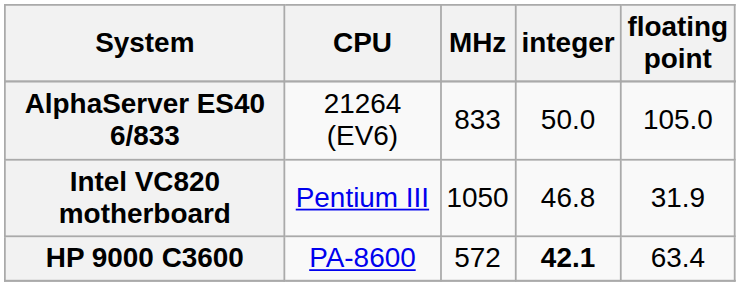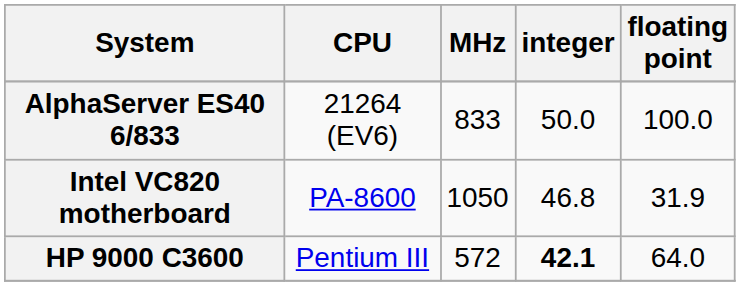(678, 119) 105.0 -> (678, 119) 100.0
(362, 196) Pentium III -> (362, 196) PA-8600
(362, 257) PA-8600 -> (362, 257) Pentium III
(678, 257) 63.4 -> (678, 257) 64.0
